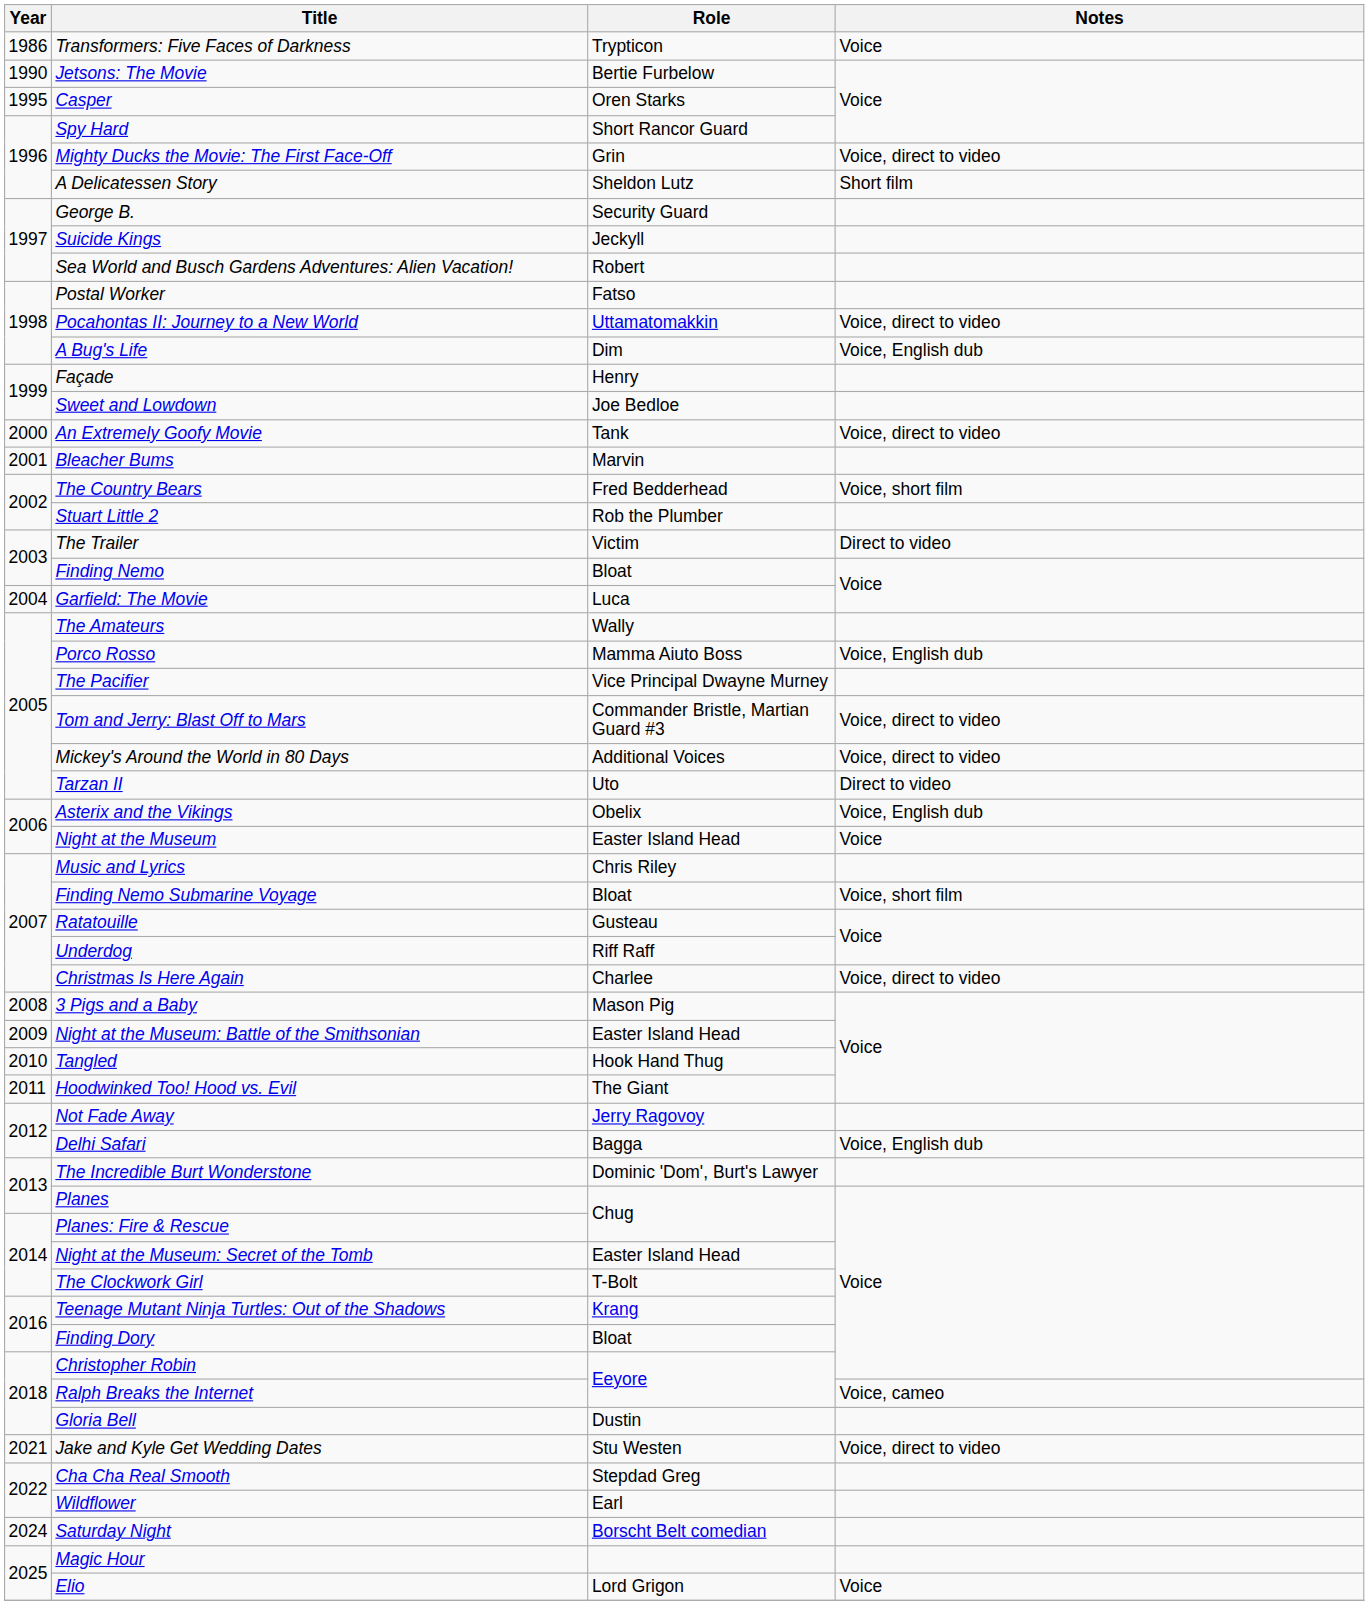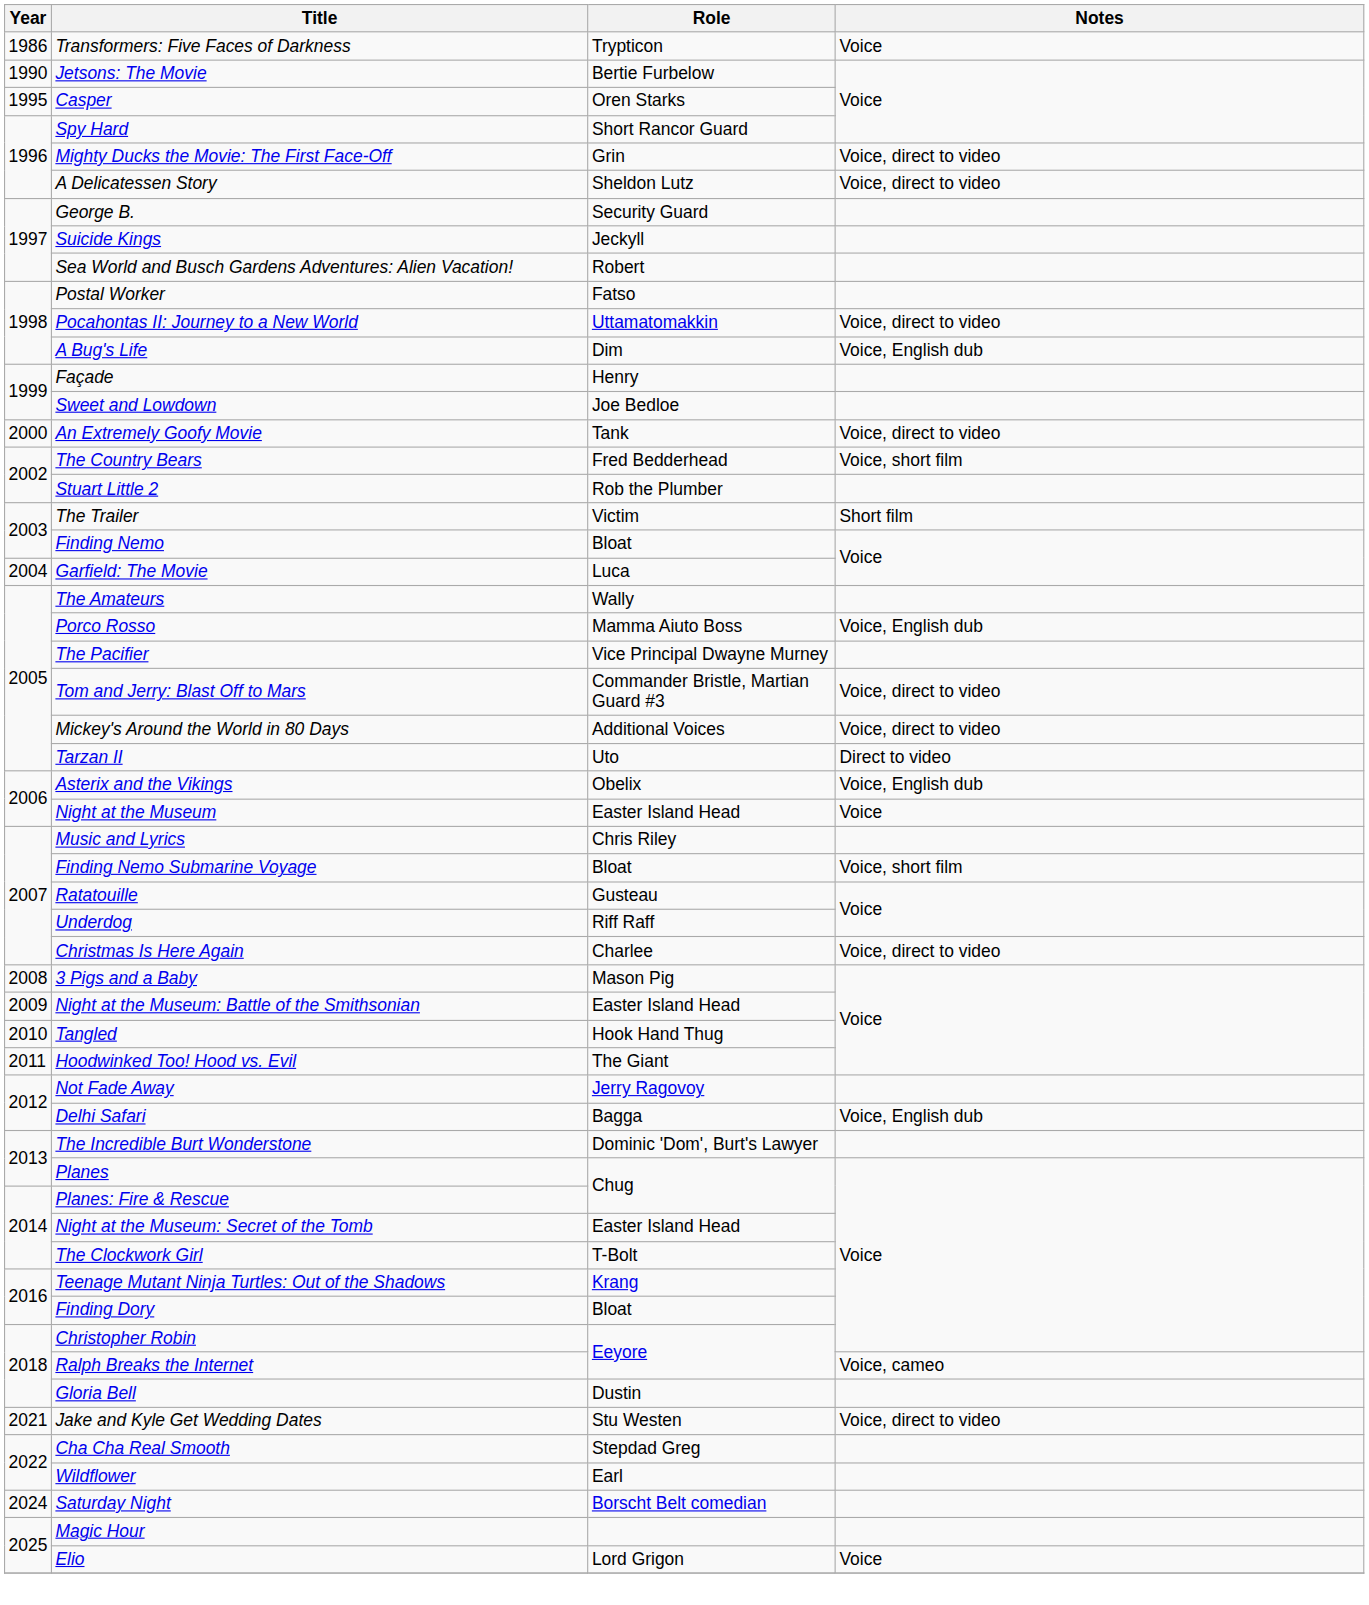(876, 184) Short film -> (920, 184) Voice, direct to video
- row: (115, 460)
(895, 543) Direct to video -> (876, 516) Short film
